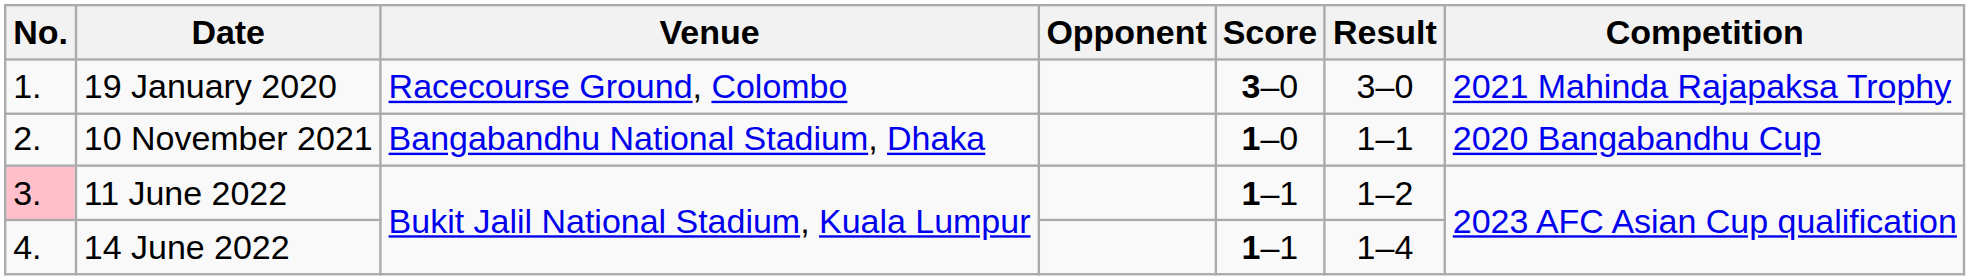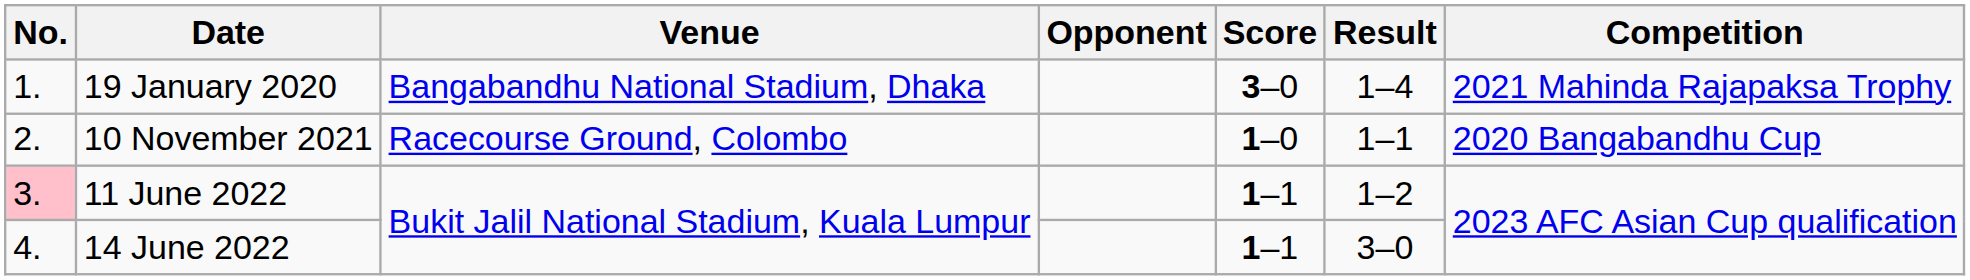(618, 86) Racecourse Ground, Colombo -> (687, 86) Bangabandhu National Stadium, Dhaka
(1385, 86) 3–0 -> (1385, 86) 1–4
(687, 140) Bangabandhu National Stadium, Dhaka -> (618, 140) Racecourse Ground, Colombo
(1385, 247) 1–4 -> (1385, 247) 3–0
